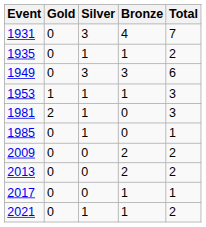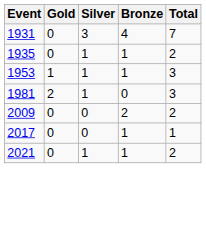- row: (21, 73)
- row: (21, 133)
- row: (21, 172)
